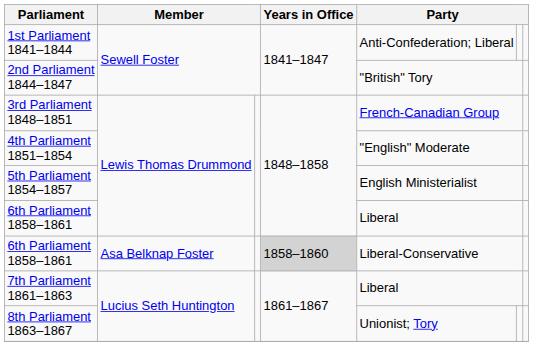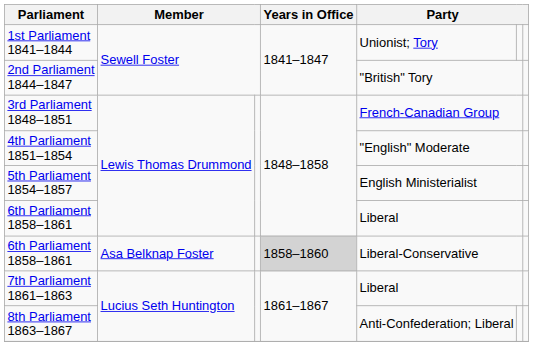(437, 42) Anti-Confederation; Liberal -> (399, 42) Unionist; Tory
(399, 323) Unionist; Tory -> (437, 323) Anti-Confederation; Liberal
